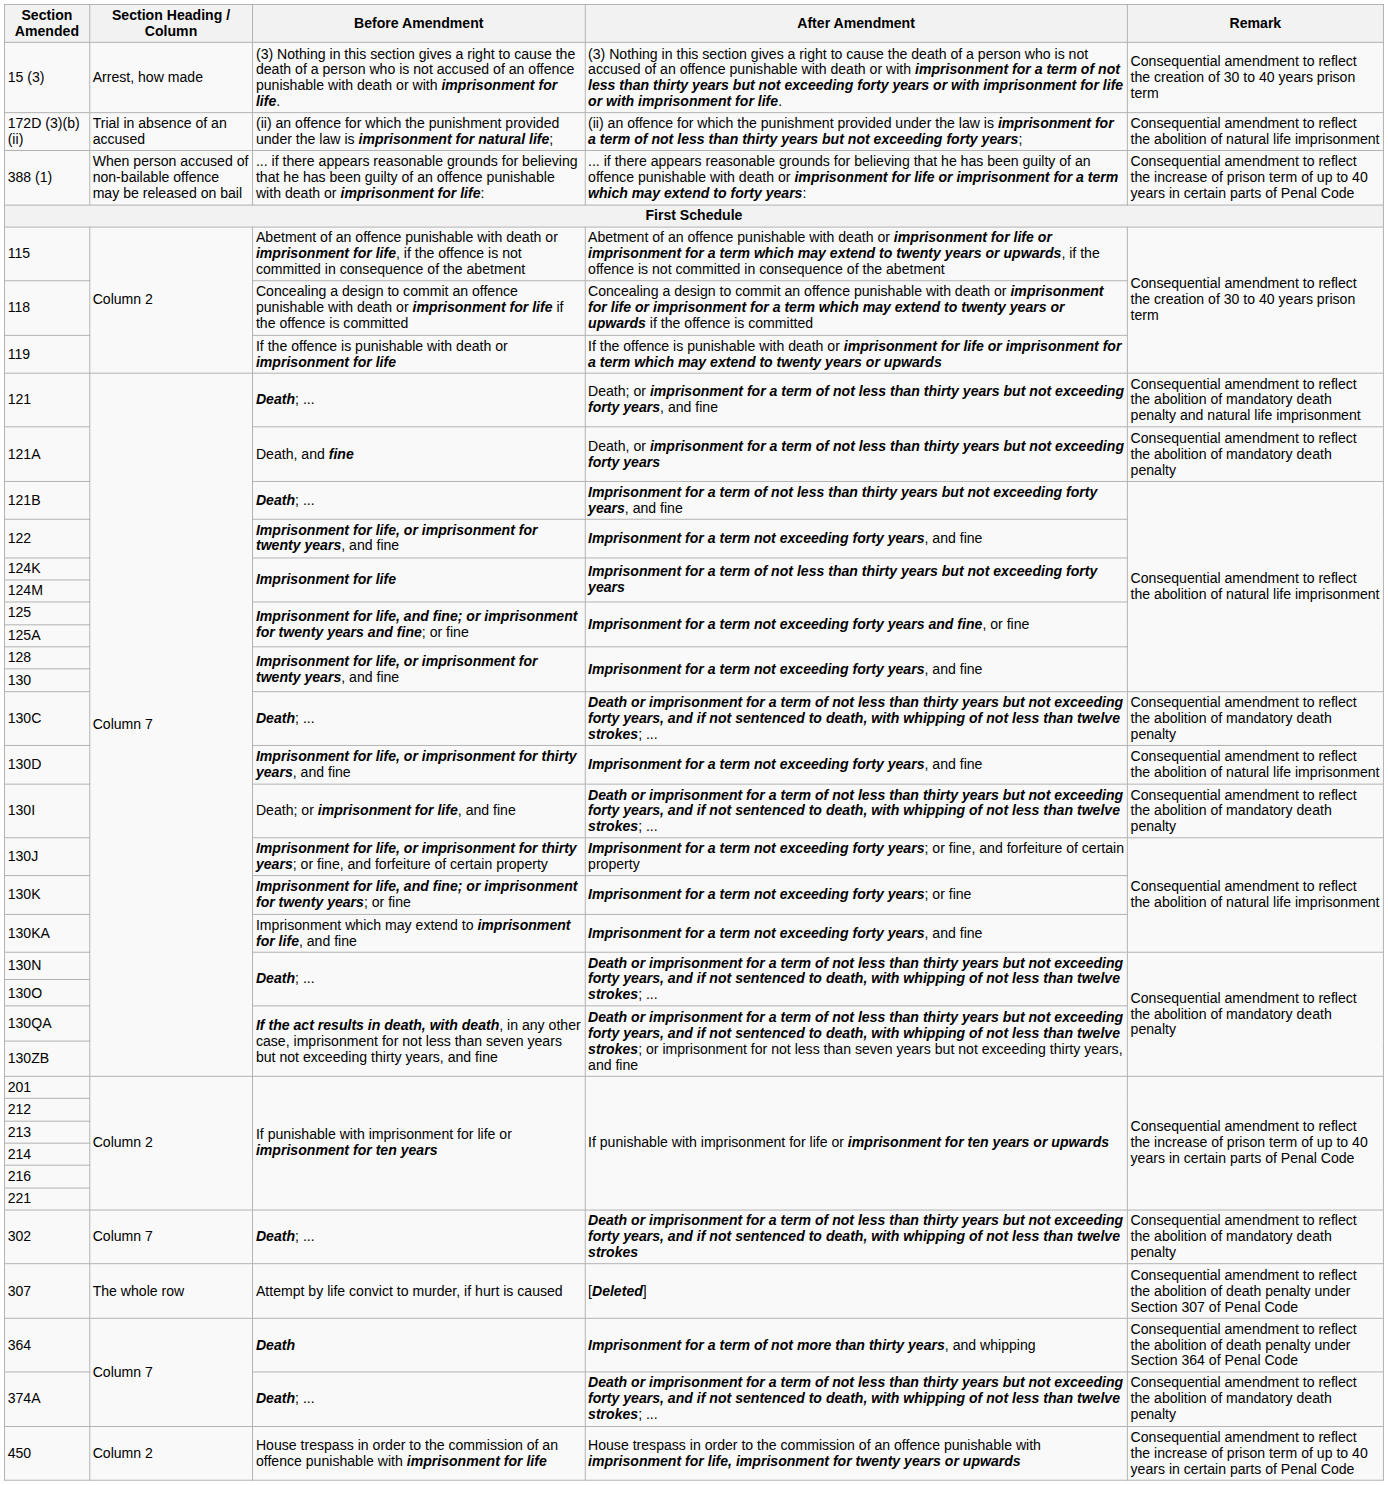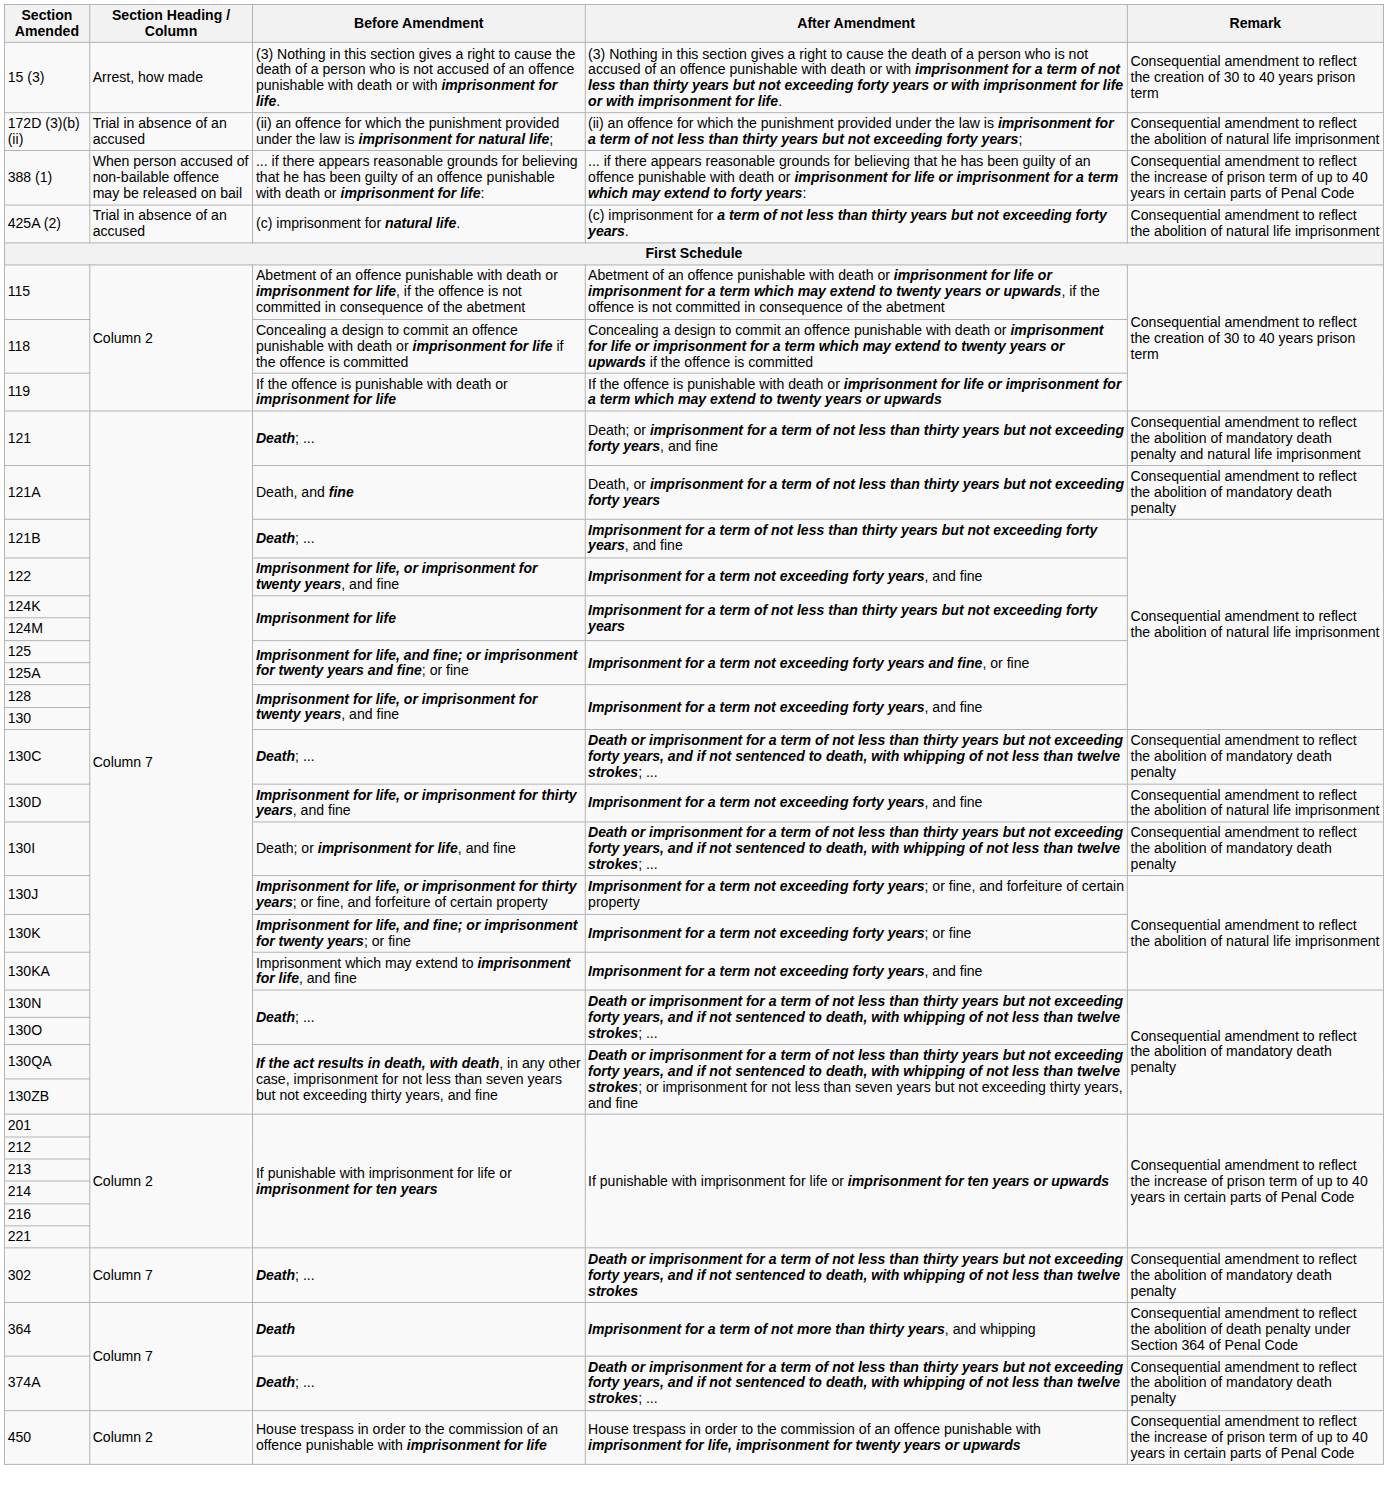+ row: (34, 223)
- row: (19, 1291)
